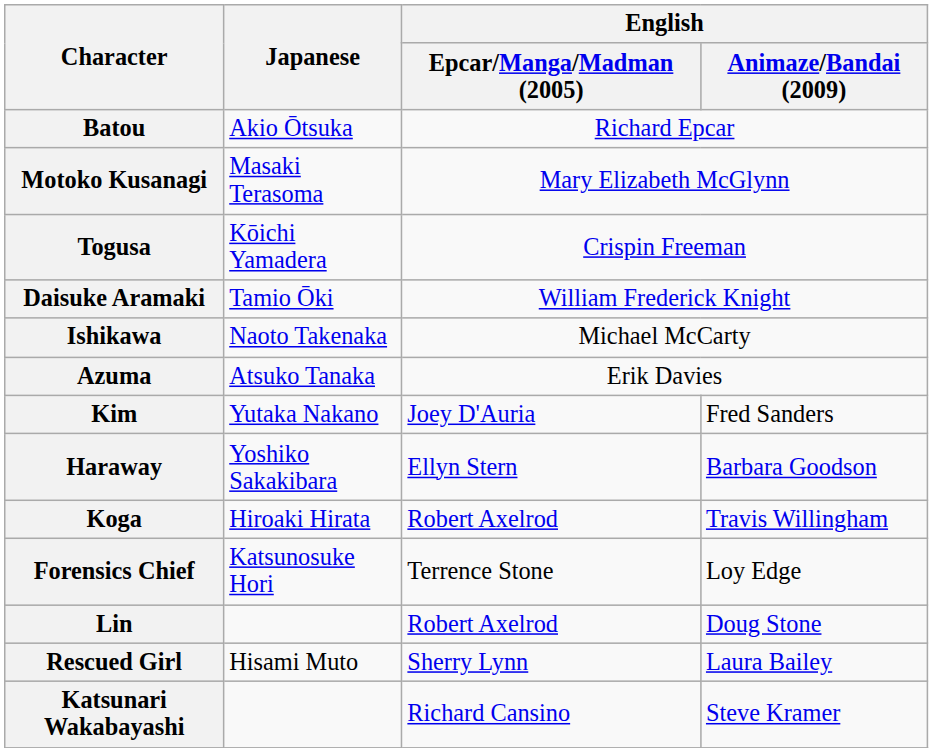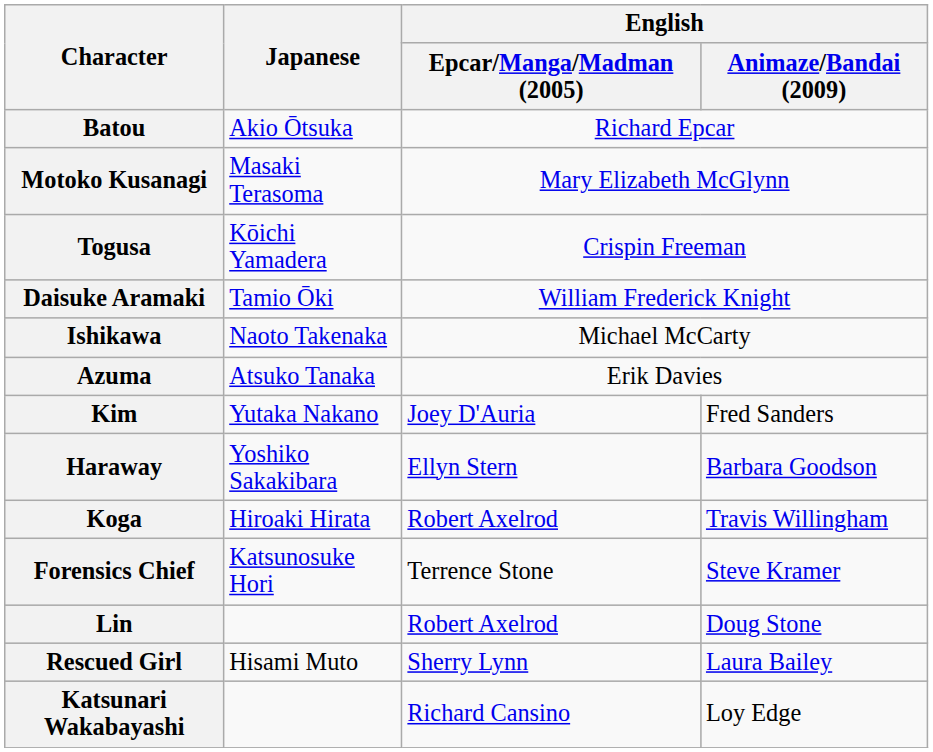(754, 571) Loy Edge -> (773, 571) Steve Kramer
(773, 714) Steve Kramer -> (754, 714) Loy Edge
